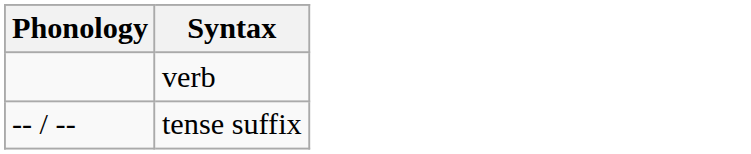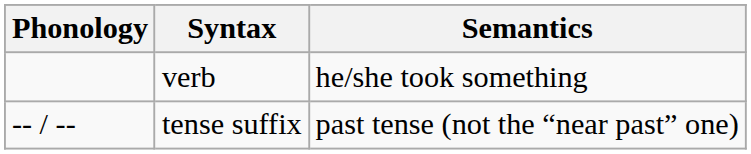+ column: (527, 28)
